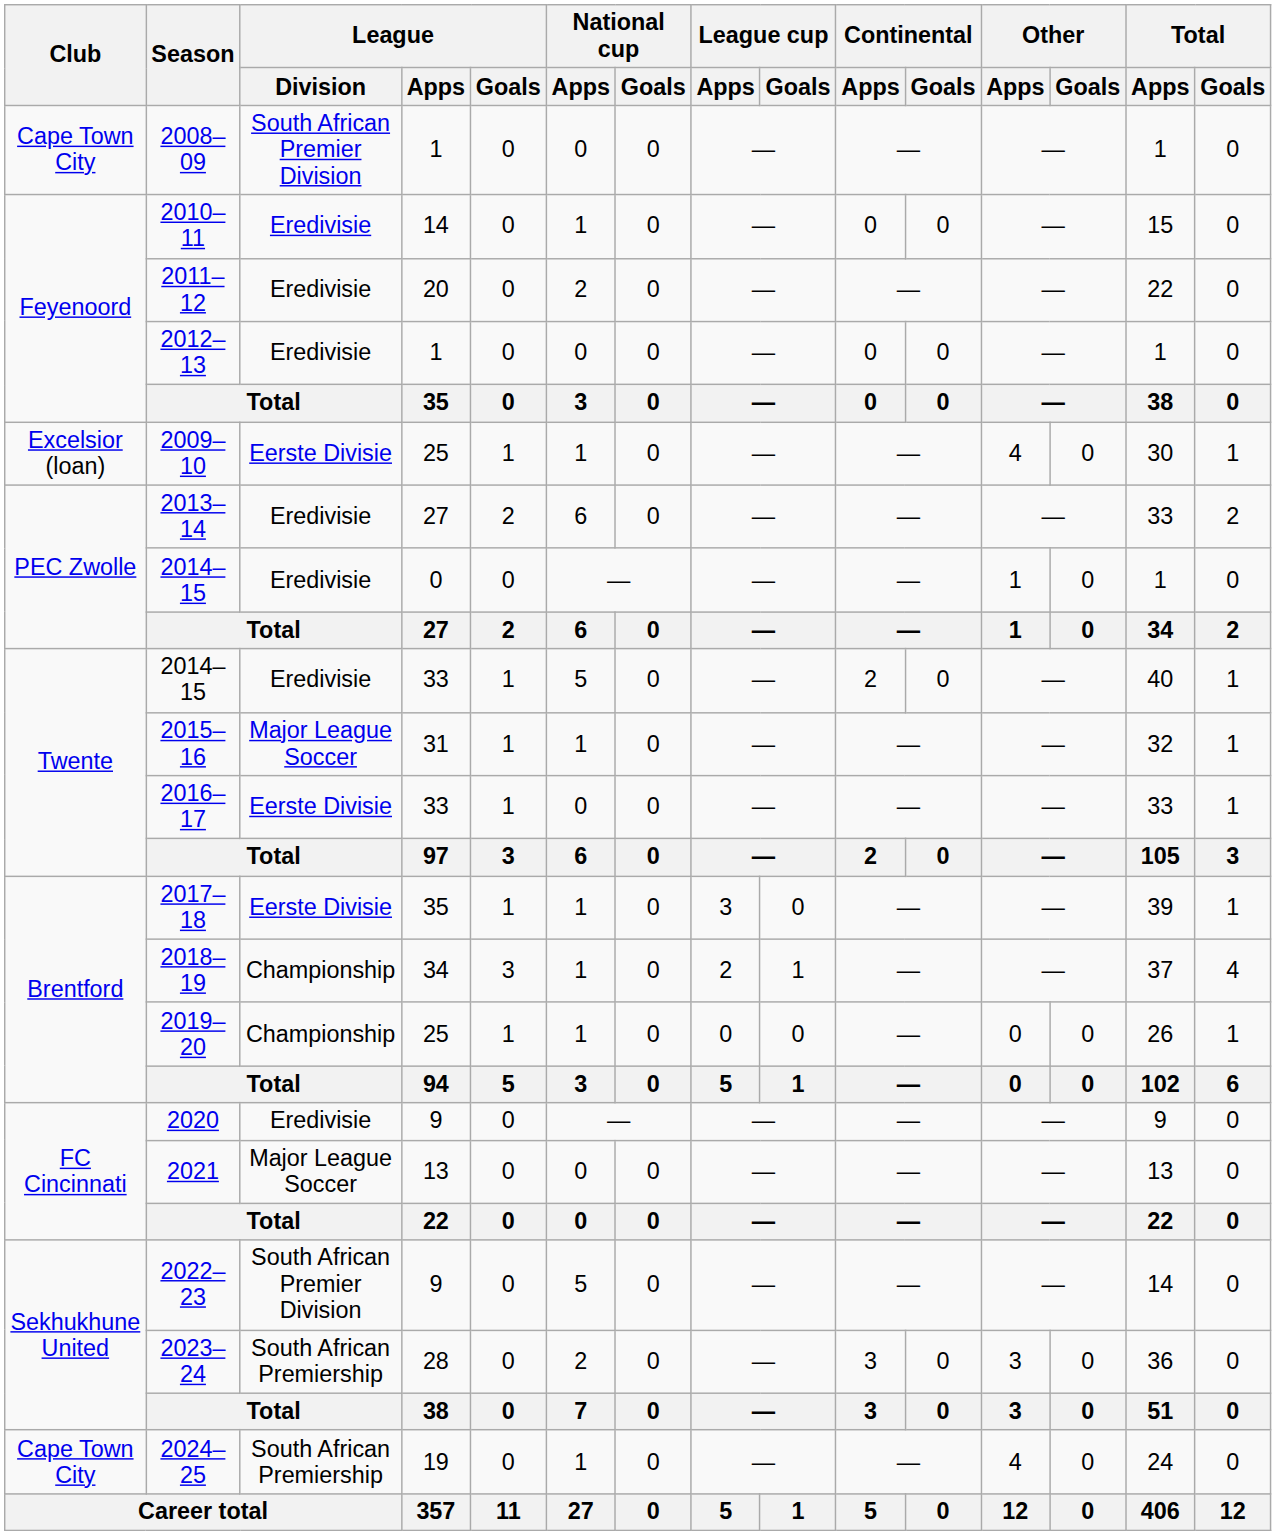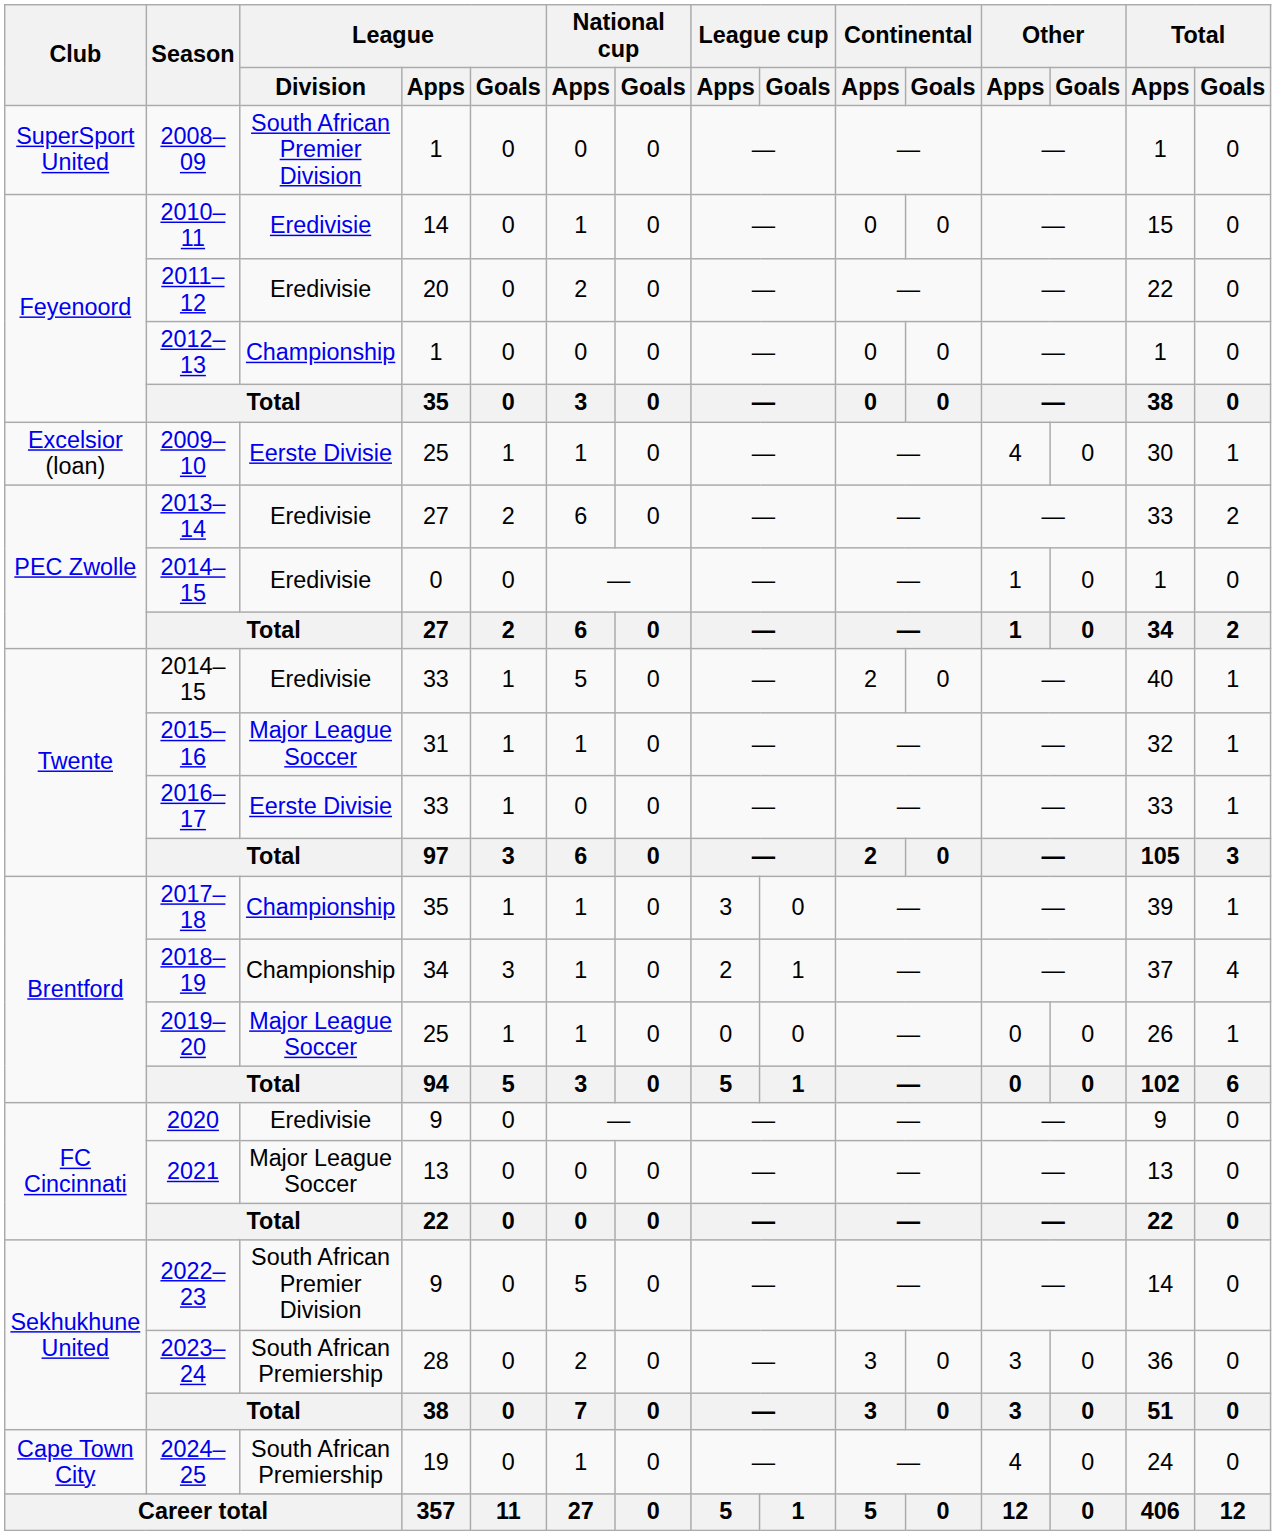(75, 149) Cape Town City -> (75, 149) SuperSport United
(321, 352) Eredivisie -> (321, 352) Championship
(321, 907) Eerste Divisie -> (321, 907) Championship
(321, 1033) Championship -> (321, 1033) Major League Soccer
